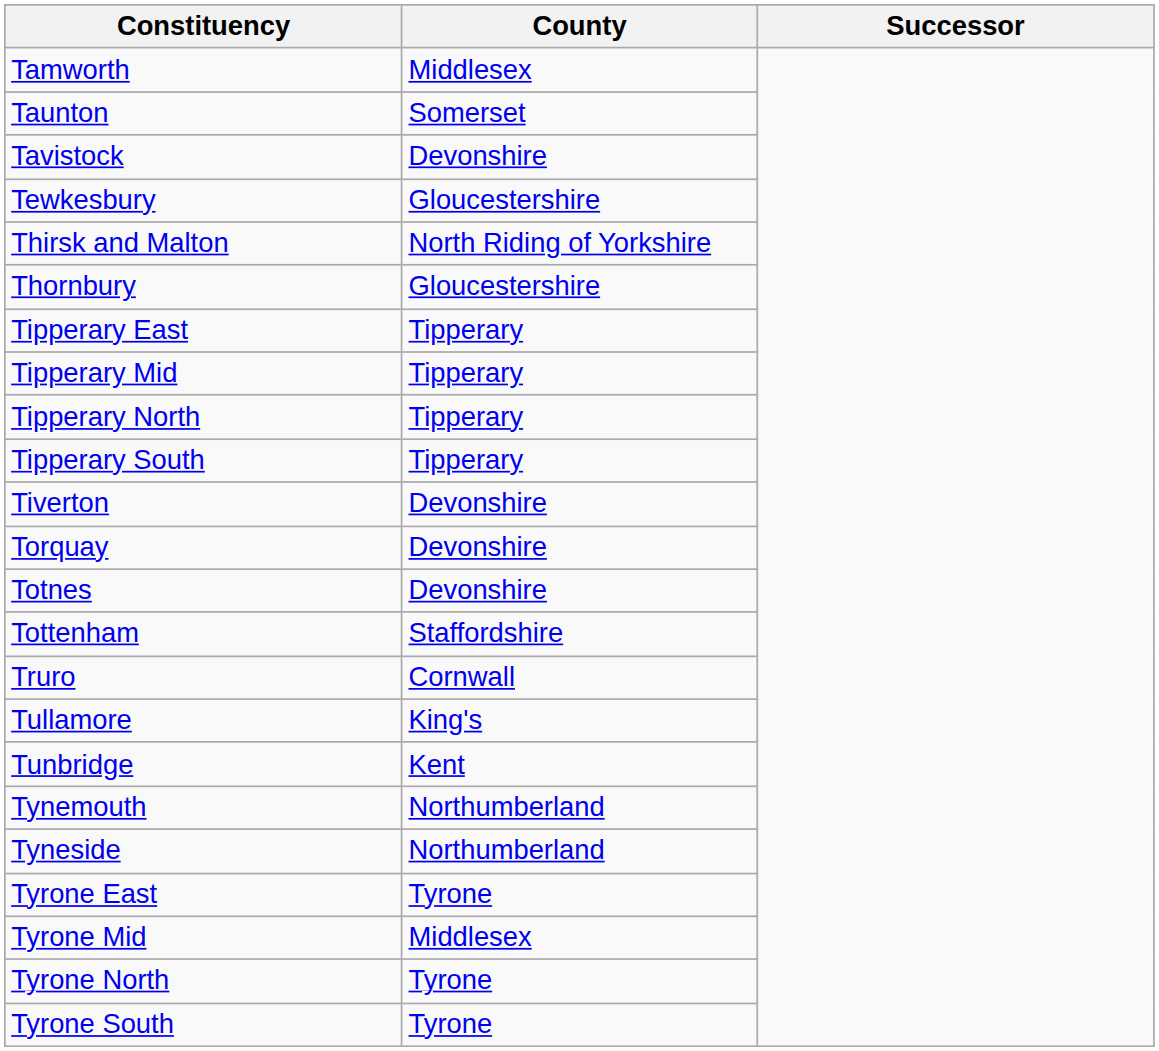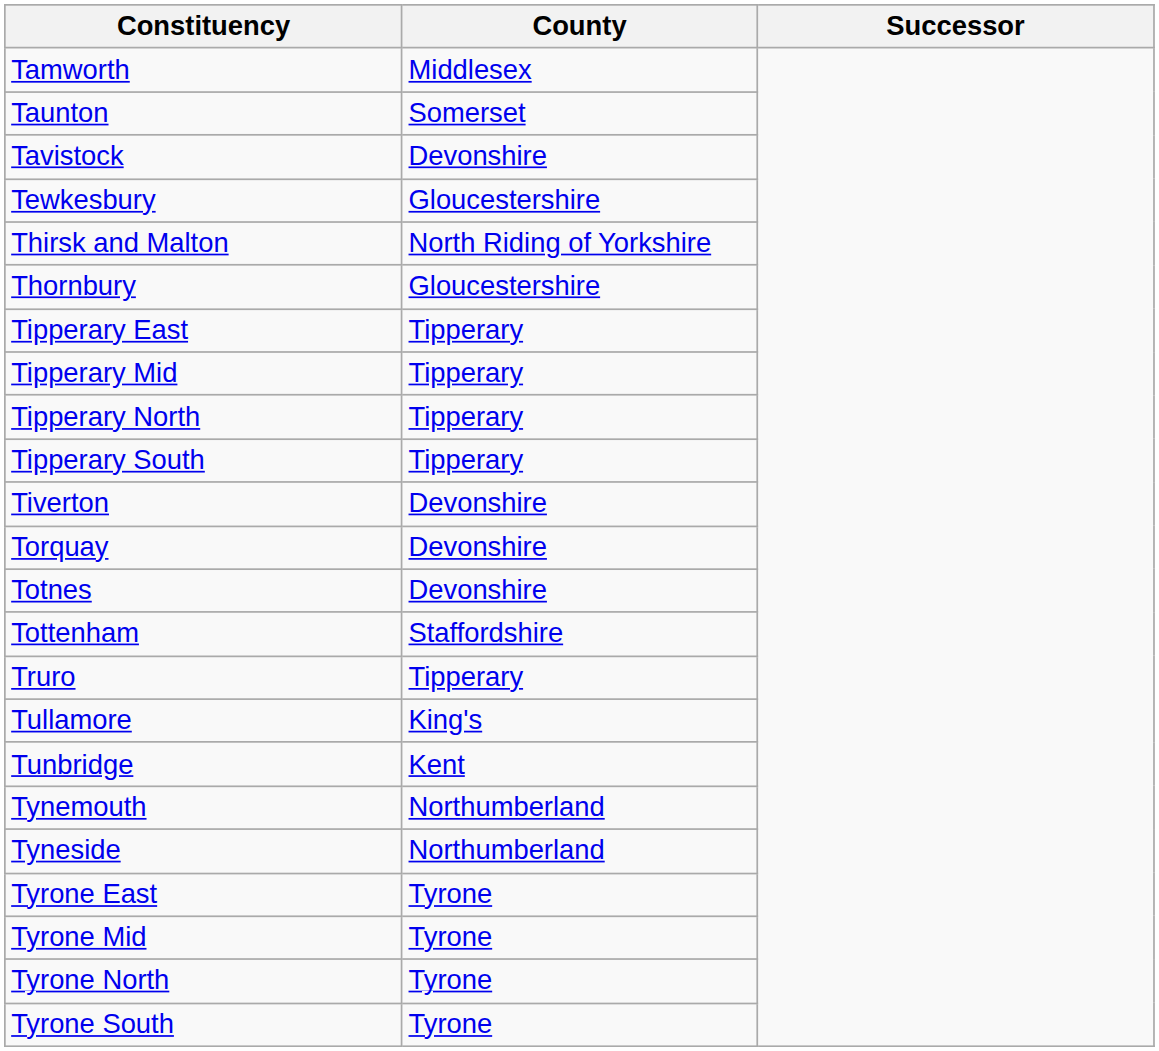(462, 677) Cornwall -> (466, 677) Tipperary
(470, 937) Middlesex -> (450, 937) Tyrone
